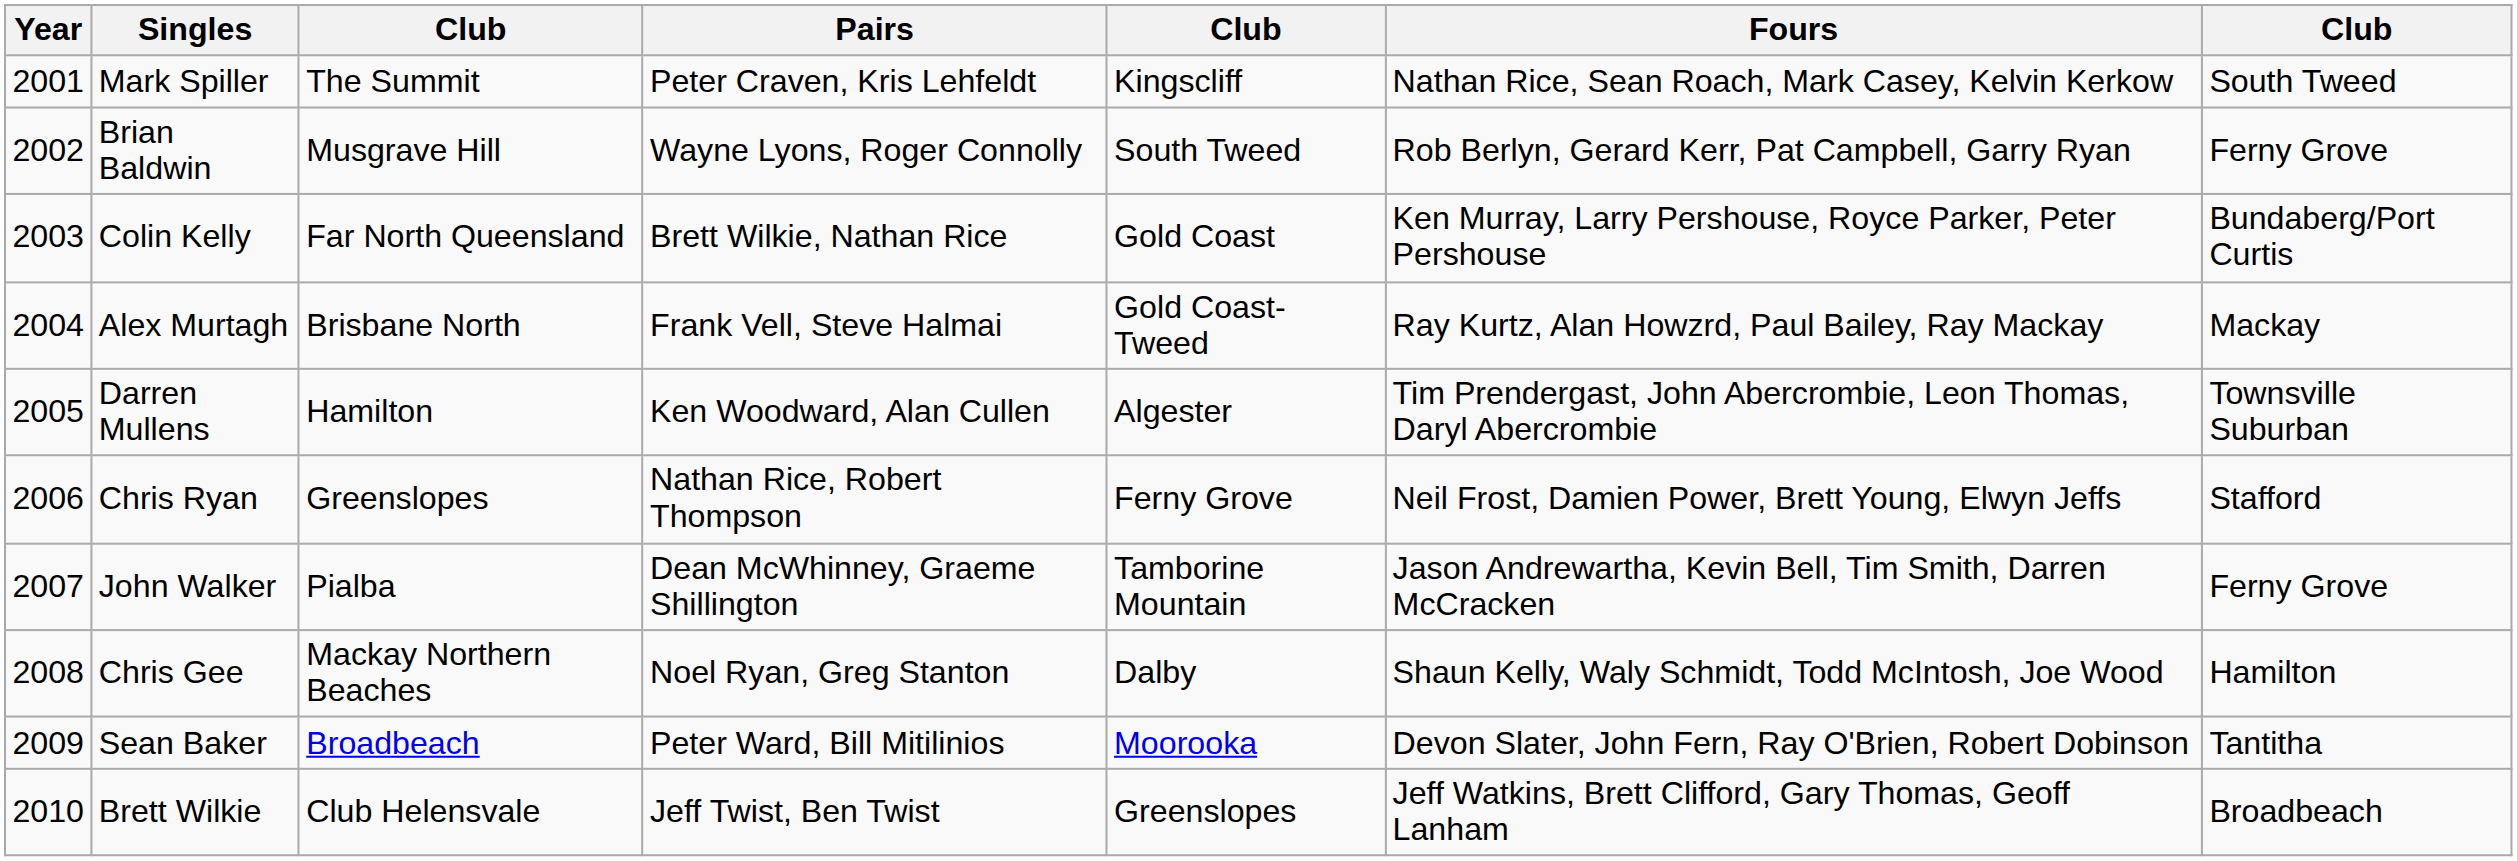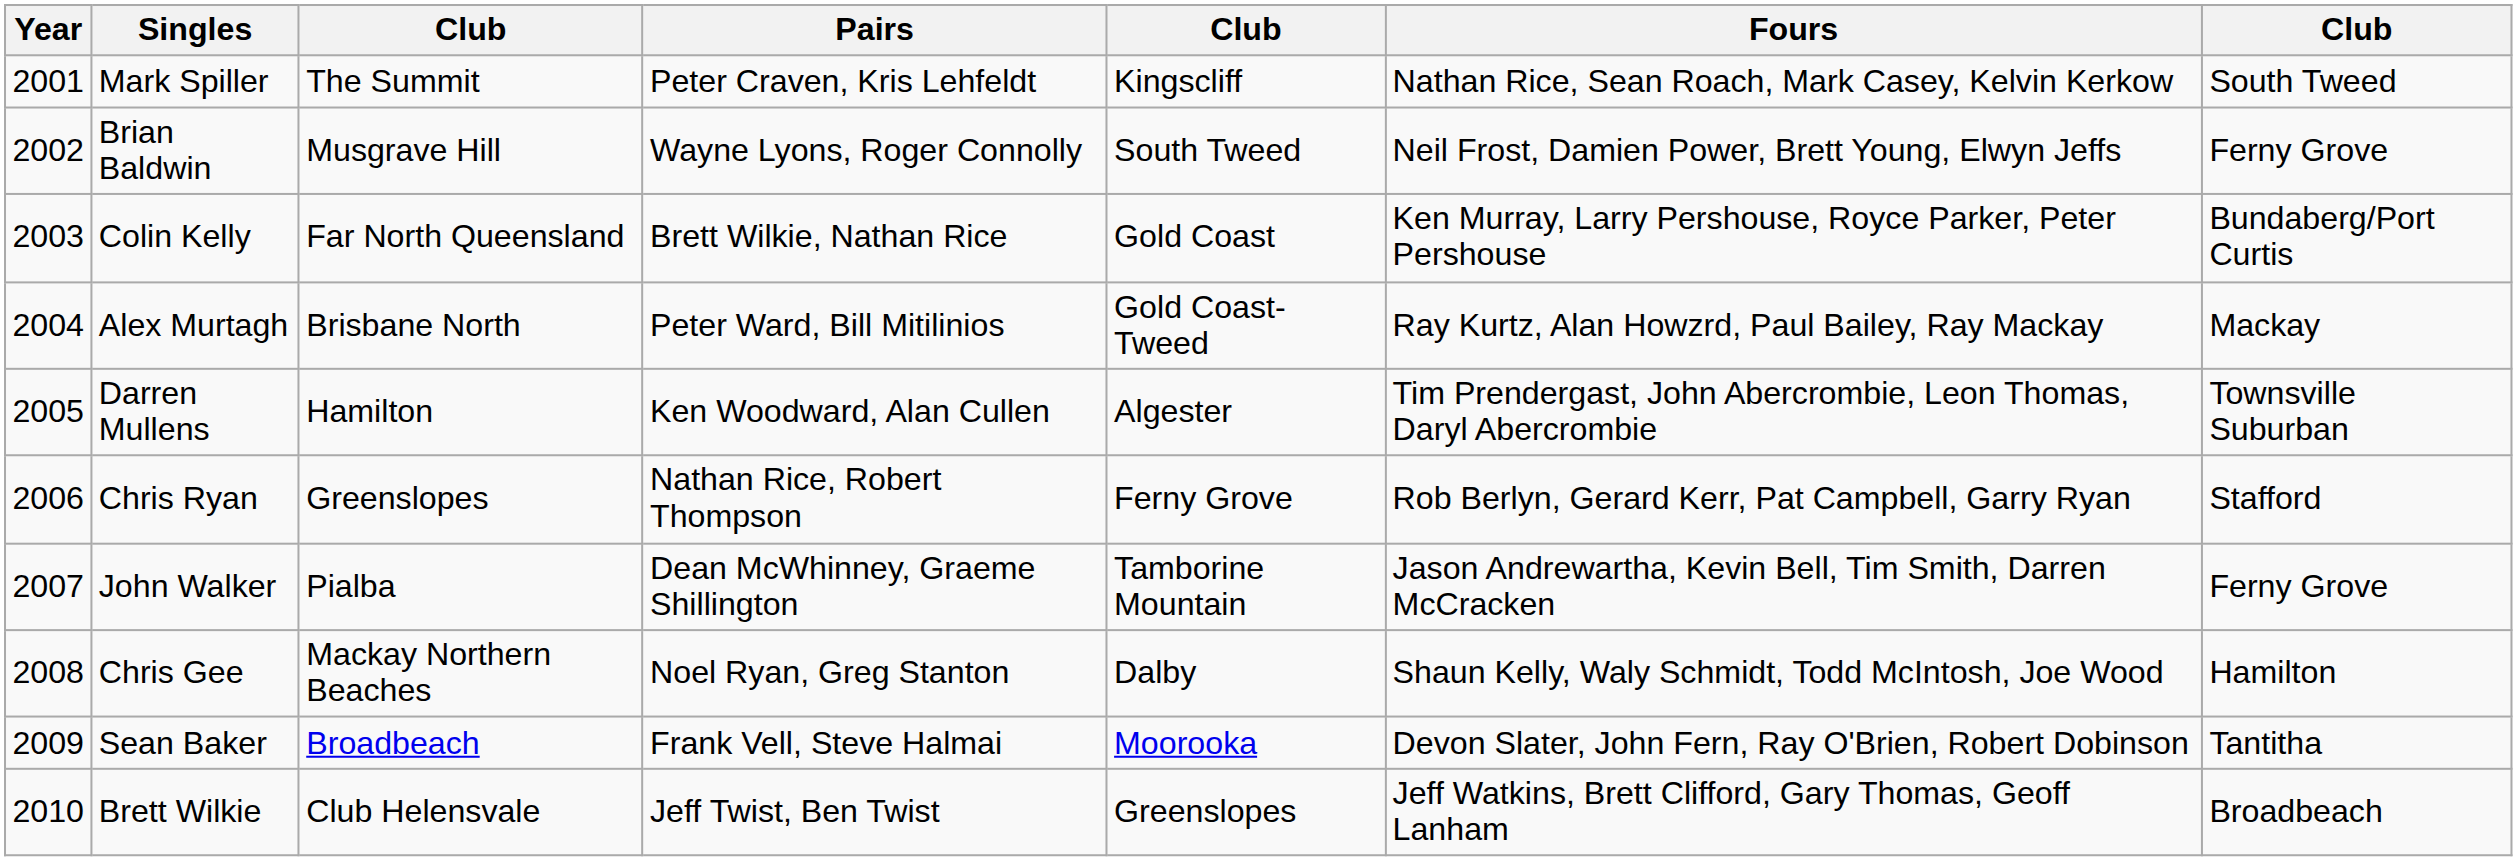(1762, 150) Rob Berlyn, Gerard Kerr, Pat Campbell, Garry Ryan -> (1757, 150) Neil Frost, Damien Power, Brett Young, Elwyn Jeffs
(826, 324) Frank Vell, Steve Halmai -> (827, 324) Peter Ward, Bill Mitilinios
(1757, 498) Neil Frost, Damien Power, Brett Young, Elwyn Jeffs -> (1762, 498) Rob Berlyn, Gerard Kerr, Pat Campbell, Garry Ryan
(827, 742) Peter Ward, Bill Mitilinios -> (826, 742) Frank Vell, Steve Halmai
